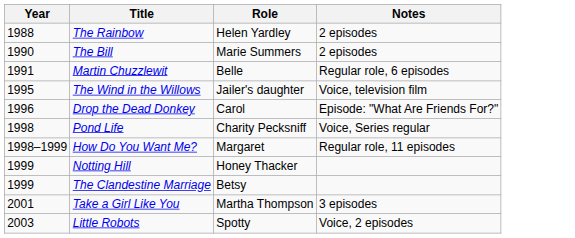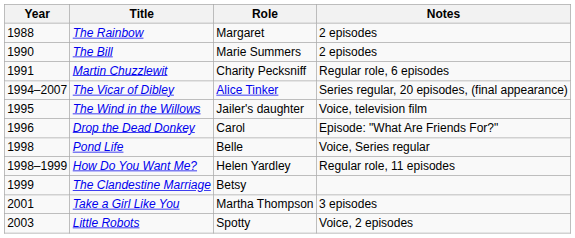(253, 33) Helen Yardley -> (240, 33) Margaret
(230, 71) Belle -> (261, 71) Charity Pecksniff
+ row: (123, 90)
(261, 128) Charity Pecksniff -> (230, 147) Belle
(240, 147) Margaret -> (253, 166) Helen Yardley
- row: (102, 166)
